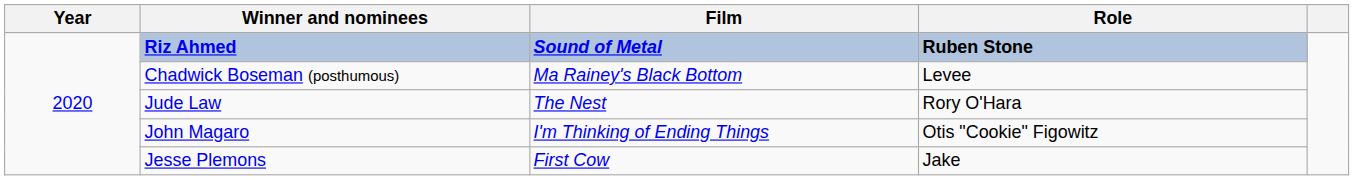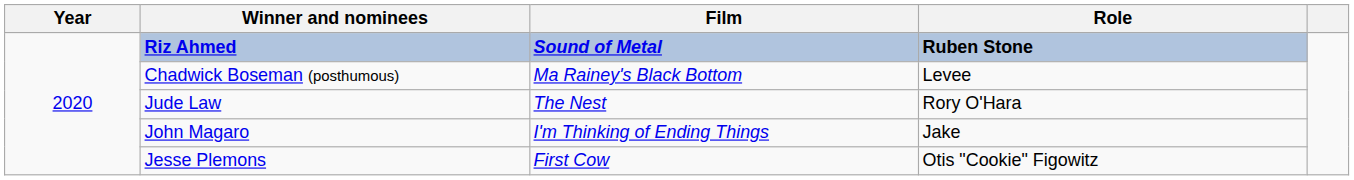(1011, 132) Otis "Cookie" Figowitz -> (941, 132) Jake
(941, 160) Jake -> (1011, 160) Otis "Cookie" Figowitz
